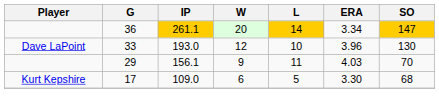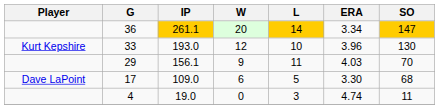(54, 46) Dave LaPoint -> (54, 46) Kurt Kepshire
(54, 79) Kurt Kepshire -> (54, 79) Dave LaPoint
+ row: (130, 96)
